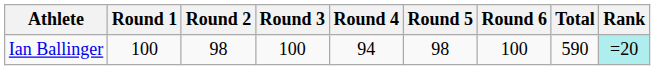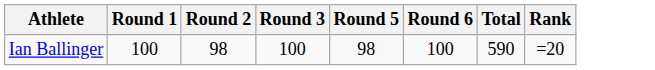- column: (366, 19)
(624, 49) paleturquoise background -> (550, 49) no background
